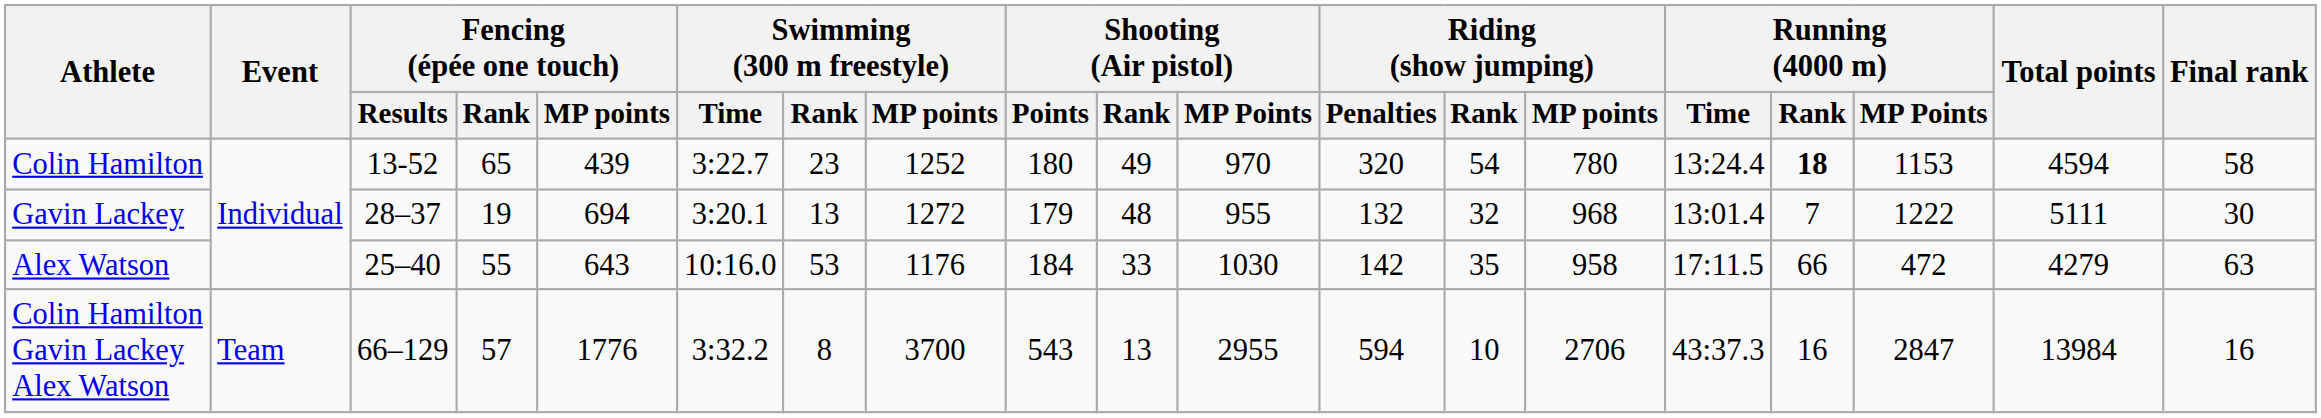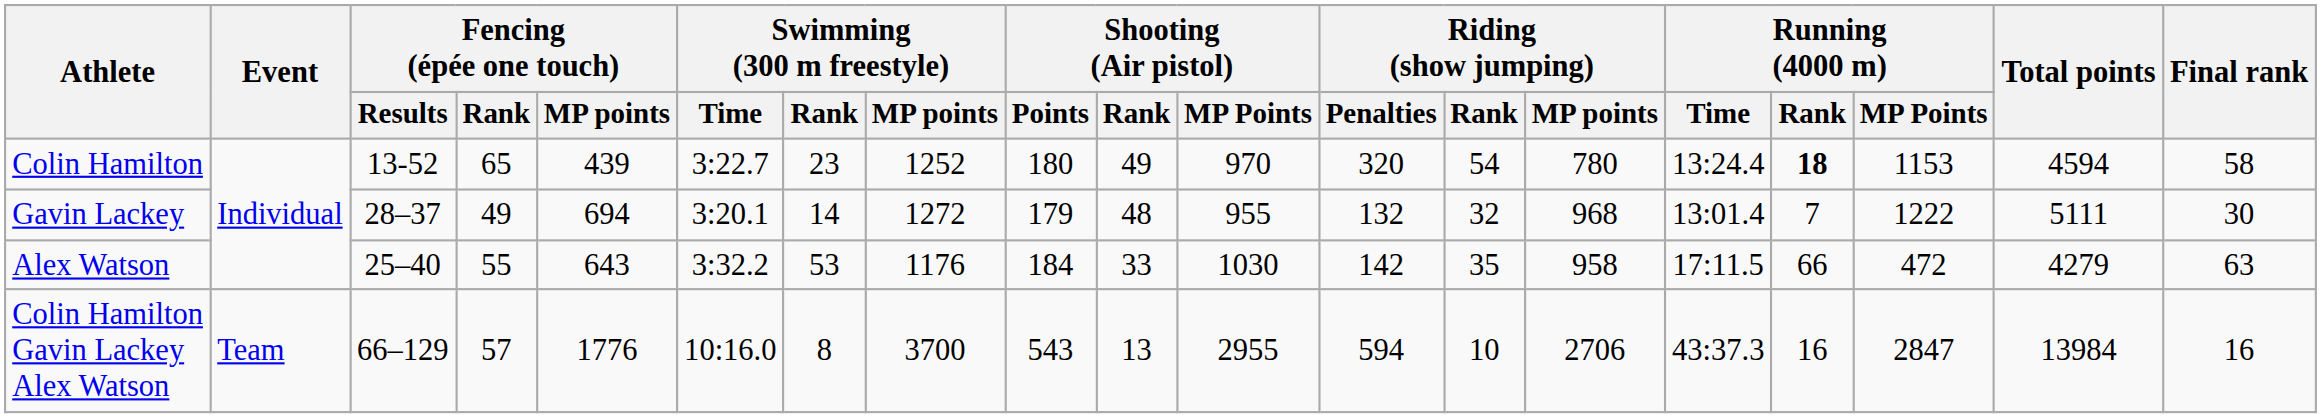(496, 214) 19 -> (496, 214) 49
(824, 214) 13 -> (824, 214) 14
(730, 264) 10:16.0 -> (730, 264) 3:32.2
(730, 351) 3:32.2 -> (730, 351) 10:16.0
